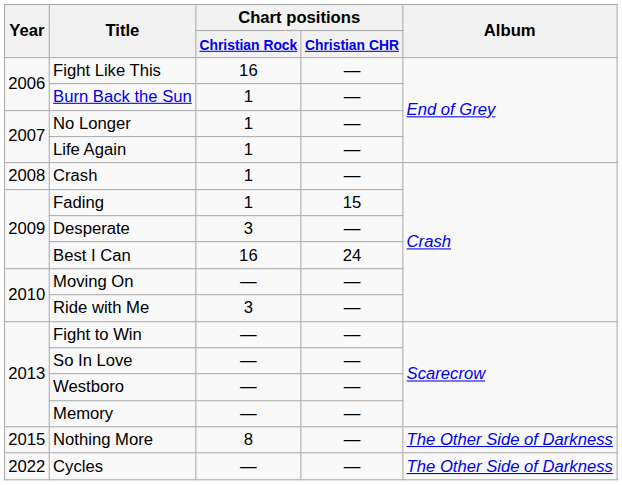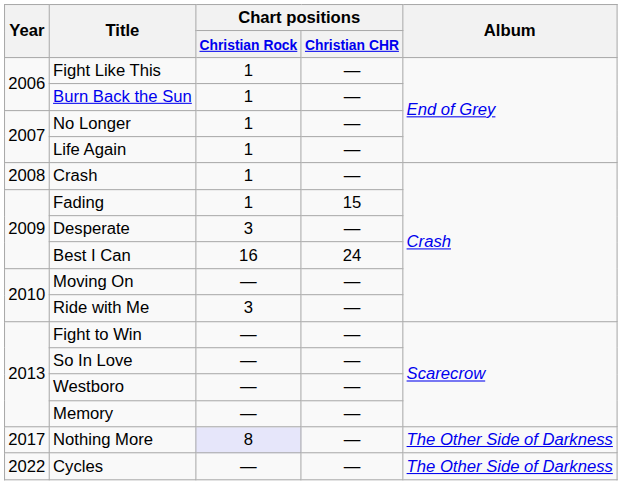(248, 70) 16 -> (248, 70) 1
(27, 439) 2015 -> (27, 439) 2017
(248, 439) no background -> (248, 439) lavender background
